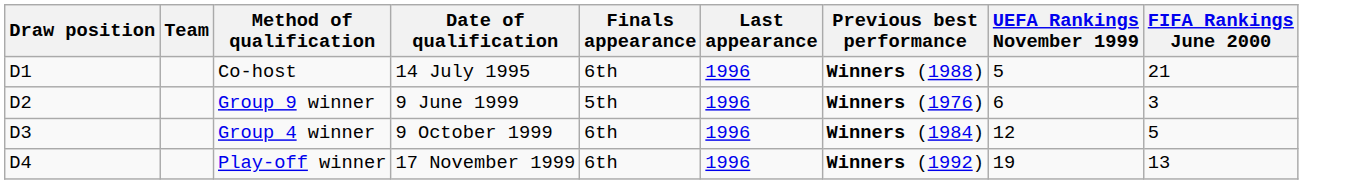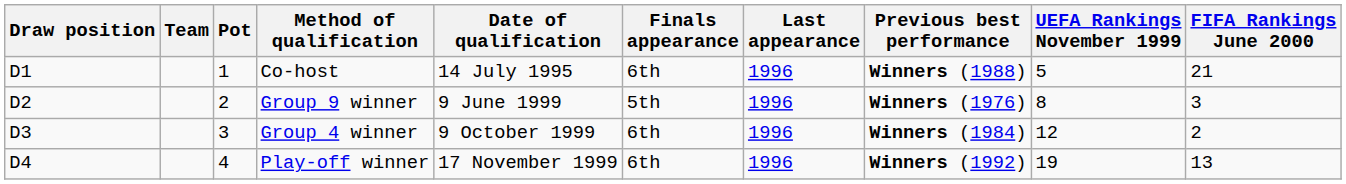+ column: (235, 31)
(998, 103) 6 -> (1041, 103) 8
(1153, 133) 5 -> (1196, 133) 2
